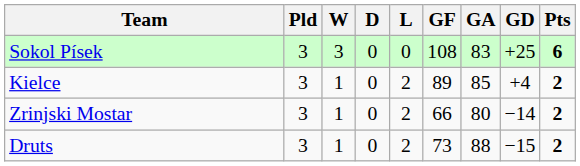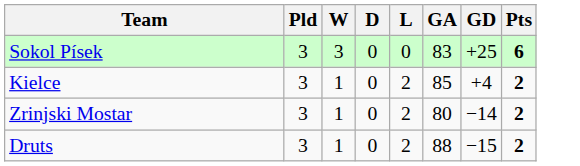- column: (442, 20)
